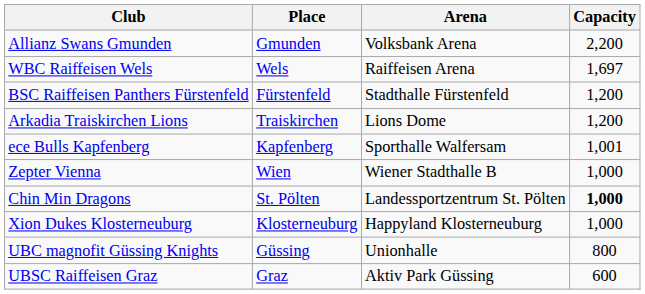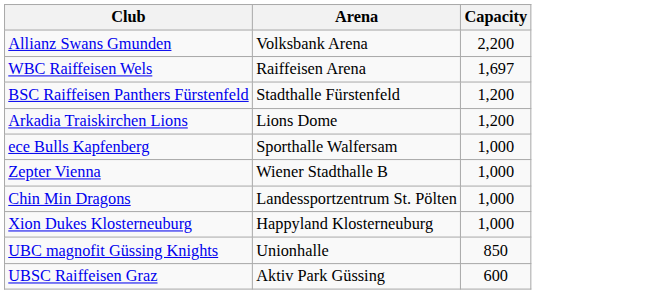- column: (307, 17)
(605, 146) 1,001 -> (496, 146) 1,000
(605, 198) bold -> (496, 198) normal
(605, 250) 800 -> (496, 250) 850
